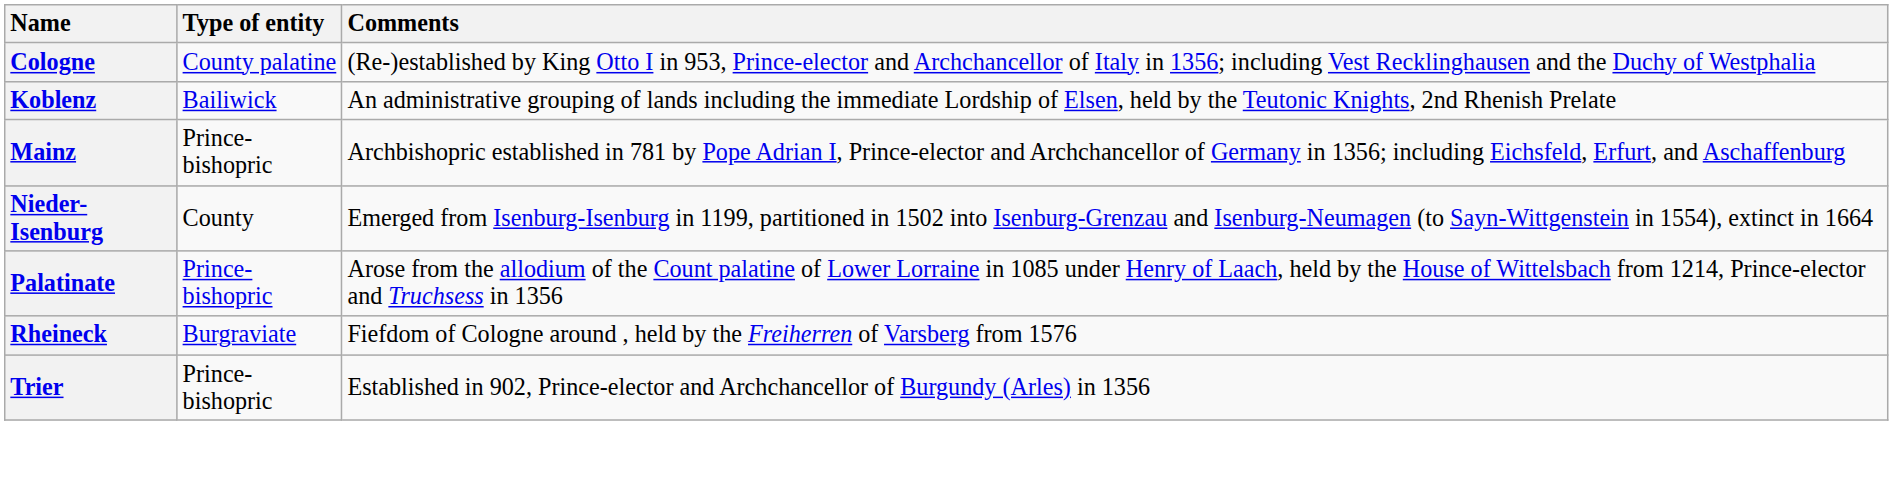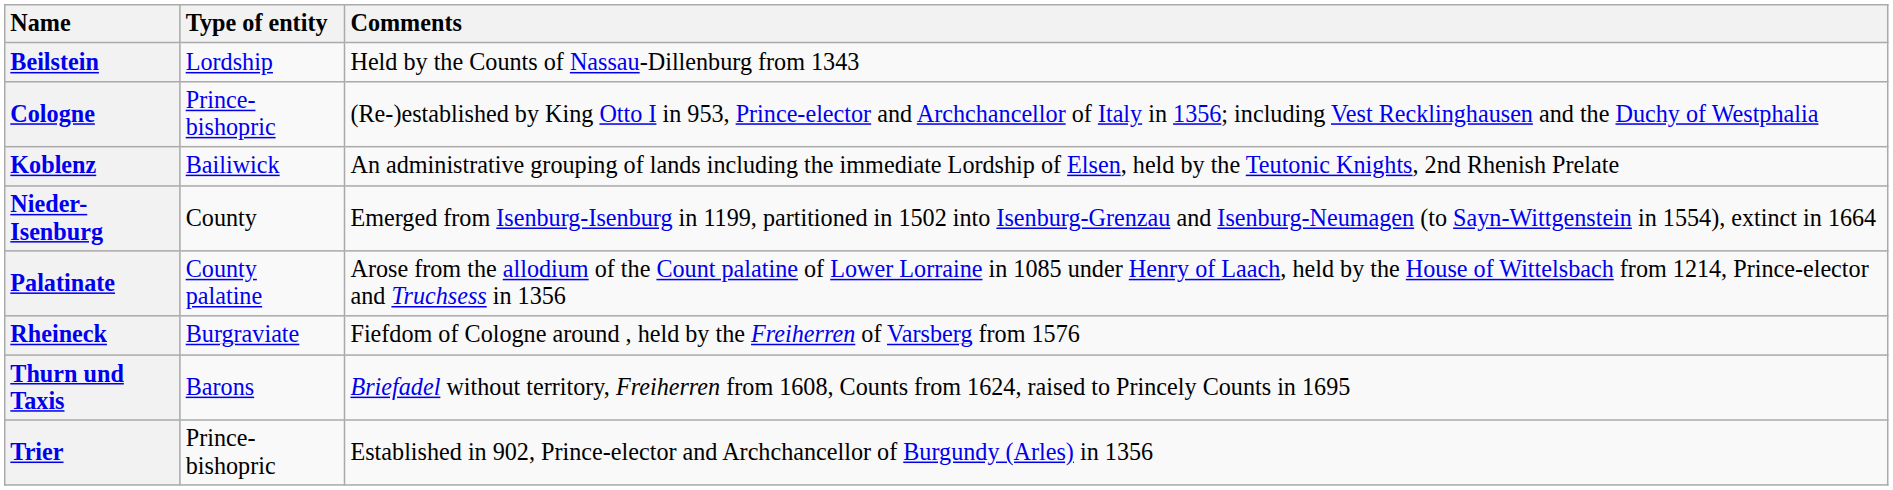+ row: (55, 61)
(259, 61) County palatine -> (231, 113) Prince-bishopric
- row: (43, 152)
(228, 283) Prince-bishopric -> (224, 283) County palatine
+ row: (67, 387)
